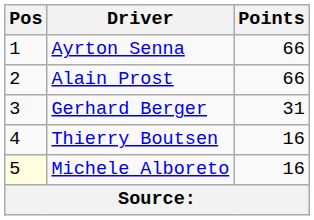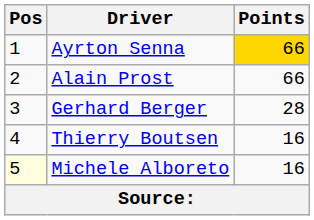(294, 50) no background -> (294, 50) gold background
(294, 110) 31 -> (294, 110) 28
